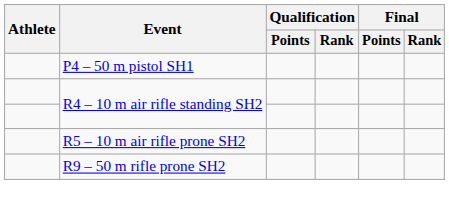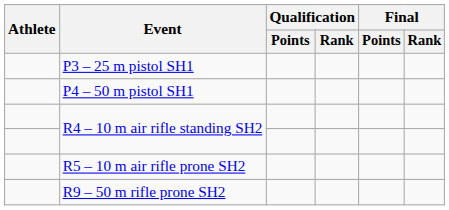+ row: (32, 66)
